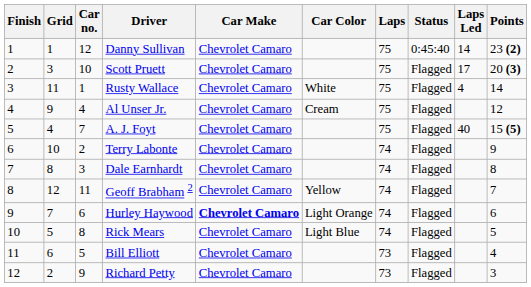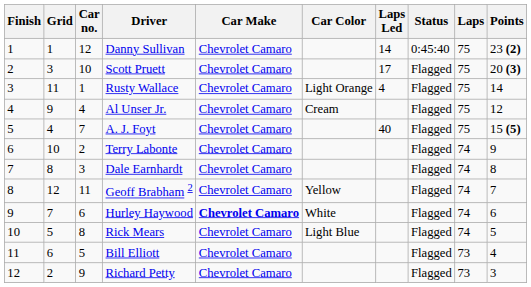columns swapped: (392, 21) <-> (471, 21)
(339, 89) White -> (339, 89) Light Orange
(339, 212) Light Orange -> (339, 212) White
